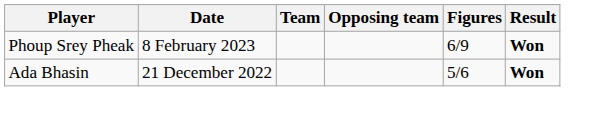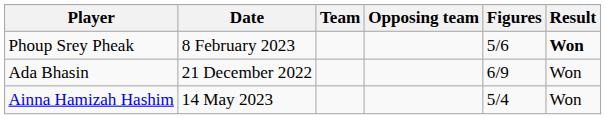(458, 45) 6/9 -> (498, 45) 5/6
(458, 72) 5/6 -> (498, 72) 6/9
(527, 72) bold -> (566, 72) normal
+ row: (91, 99)
